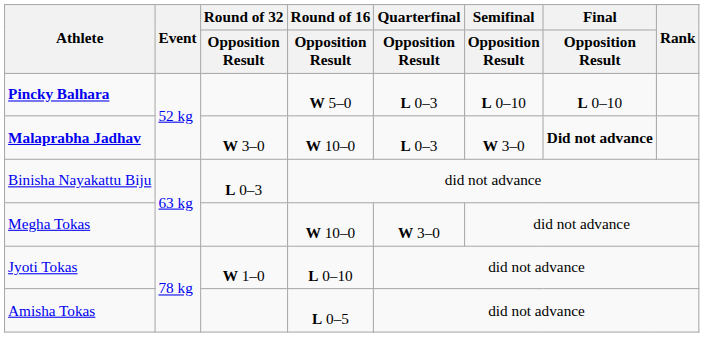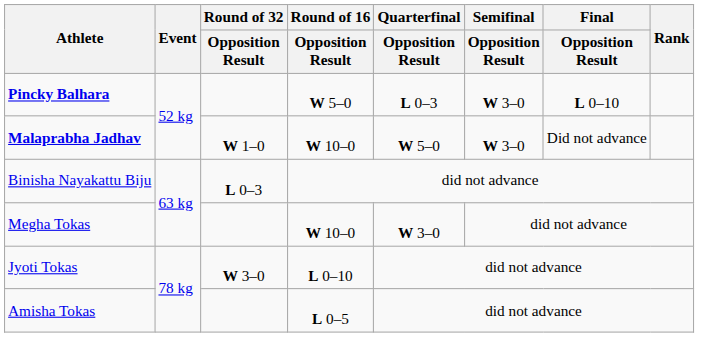(504, 103) L 0–10 -> (504, 103) W 3–0
(244, 147) W 3–0 -> (244, 147) W 1–0
(419, 147) L 0–3 -> (419, 147) W 5–0
(600, 138) bold -> (597, 138) normal
(244, 276) W 1–0 -> (244, 276) W 3–0
